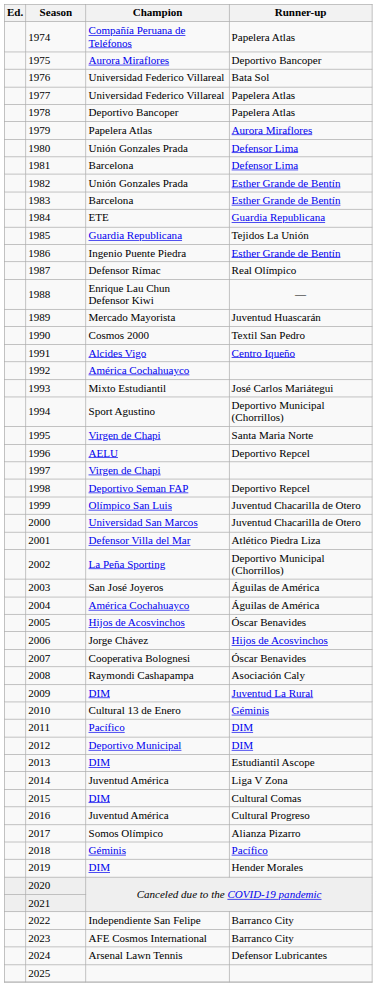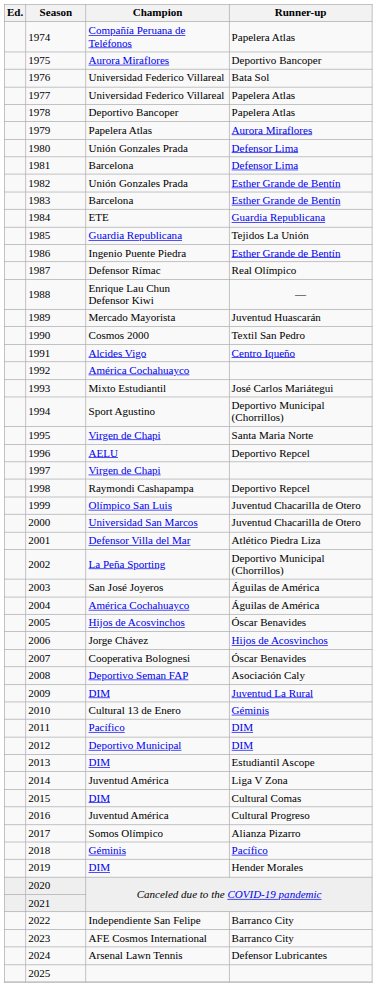(138, 488) Deportivo Seman FAP -> (141, 488) Raymondi Cashapampa
(141, 675) Raymondi Cashapampa -> (138, 675) Deportivo Seman FAP
